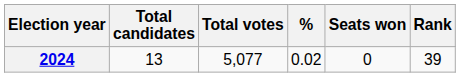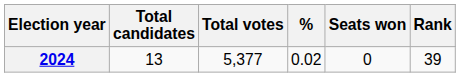(243, 59) 5,077 -> (243, 59) 5,377
